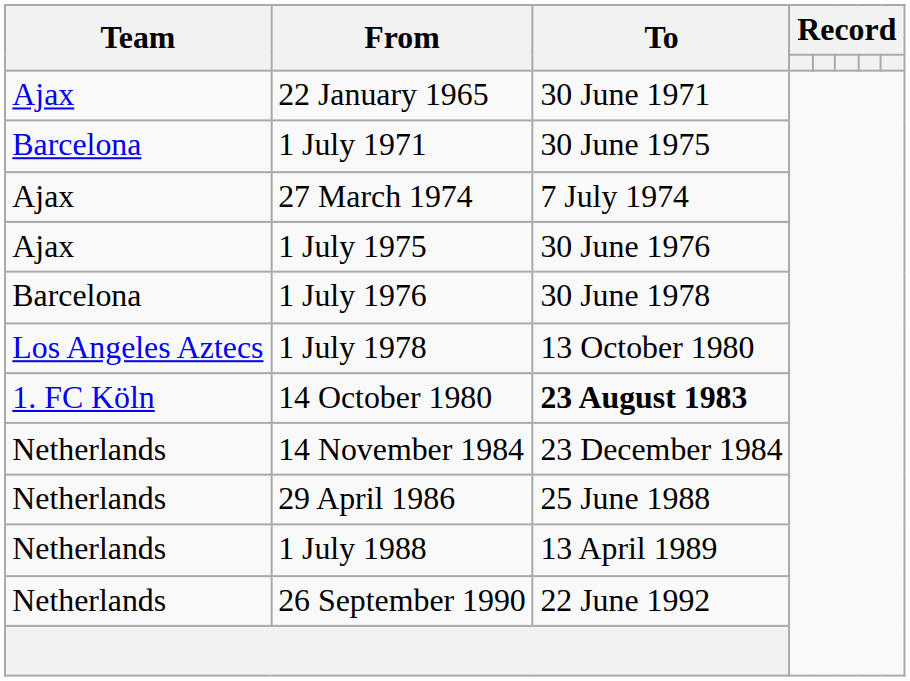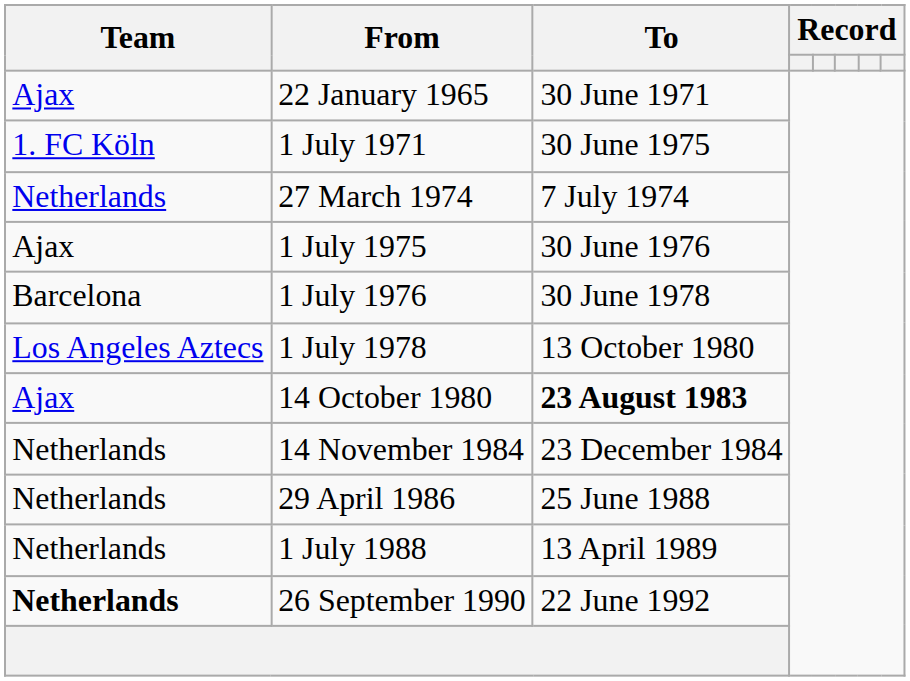(77, 145) Barcelona -> (84, 145) 1. FC Köln
(43, 195) Ajax -> (89, 195) Netherlands
(84, 397) 1. FC Köln -> (43, 397) Ajax
(89, 599) normal -> (95, 599) bold
